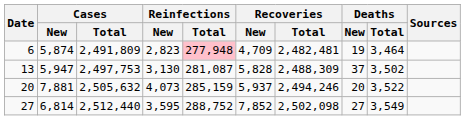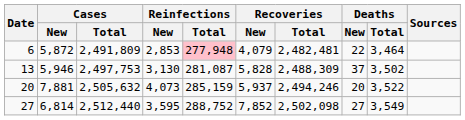(57, 51) 5,874 -> (57, 51) 5,872
(163, 51) 2,823 -> (163, 51) 2,853
(255, 51) 4,709 -> (255, 51) 4,079
(358, 51) 19 -> (358, 51) 22
(57, 69) 5,947 -> (57, 69) 5,946
